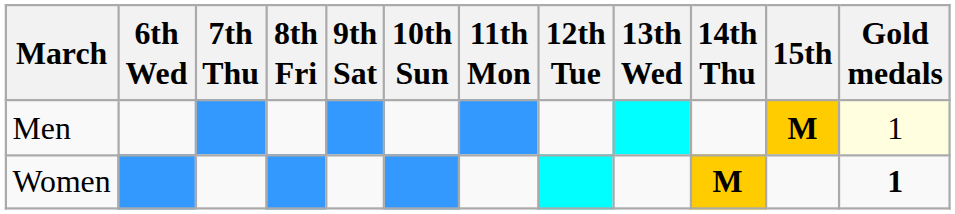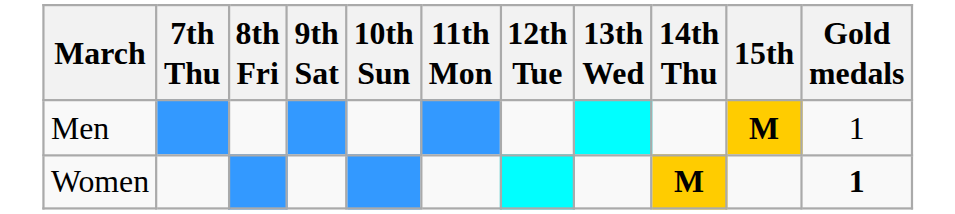- column: (157, 52)
(895, 127) lightyellow background -> (857, 127) no background
